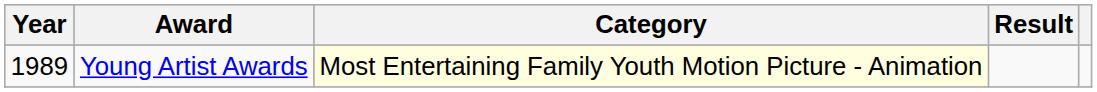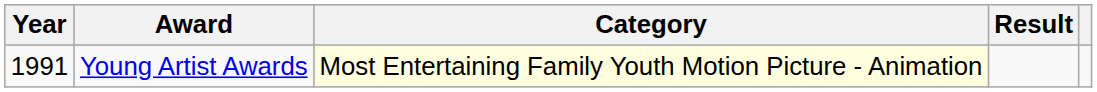(39, 65) 1989 -> (39, 65) 1991
